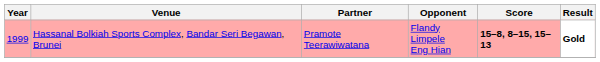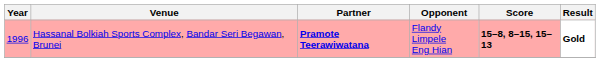(18, 39) 1999 -> (18, 39) 1996
(337, 39) normal -> (334, 39) bold
